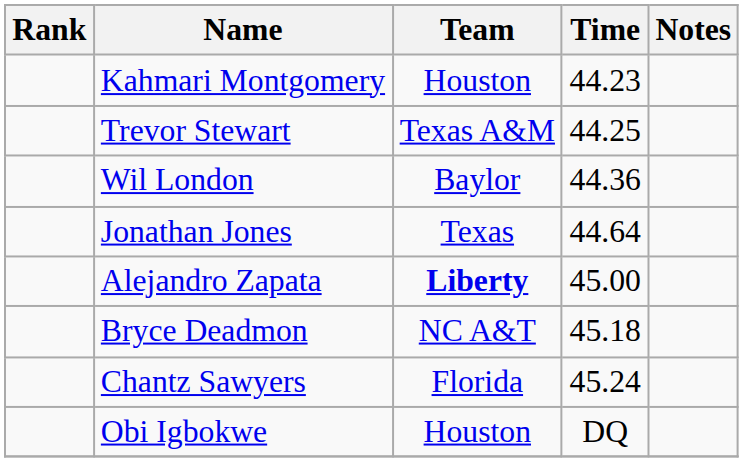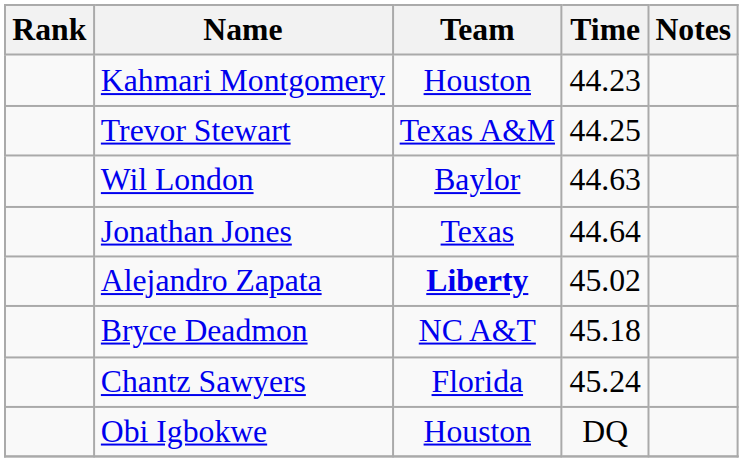(605, 180) 44.36 -> (605, 180) 44.63
(605, 280) 45.00 -> (605, 280) 45.02
